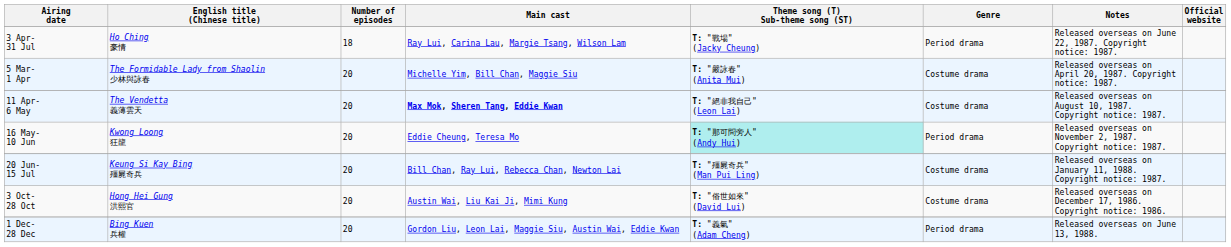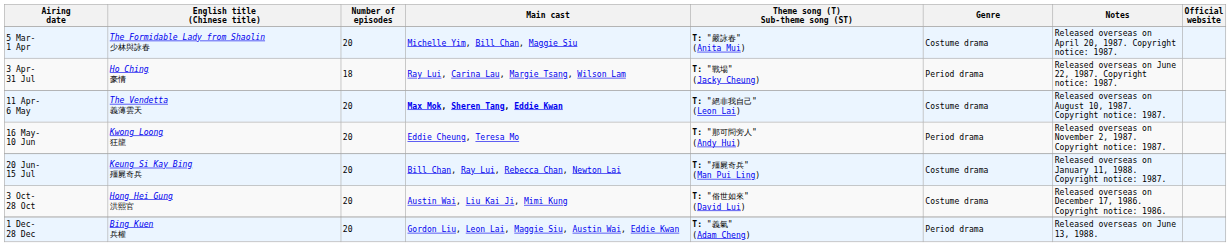rows swapped: (21, 74) <-> (21, 43)
(725, 138) paleturquoise background -> (725, 138) no background
